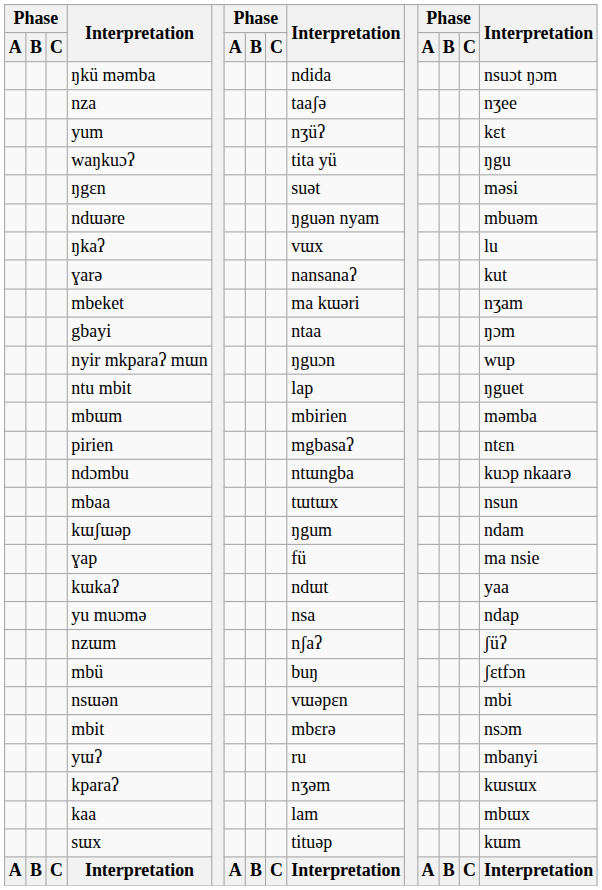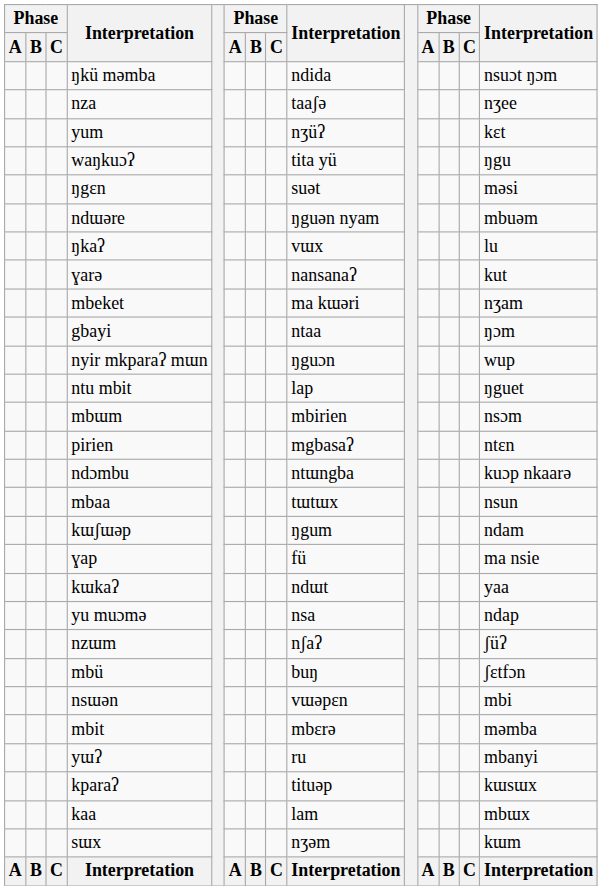(510, 416) məmba -> (503, 416) nsɔm
(503, 729) nsɔm -> (510, 729) məmba
(311, 786) nʒəm -> (312, 786) tituəp
(312, 842) tituəp -> (311, 842) nʒəm
